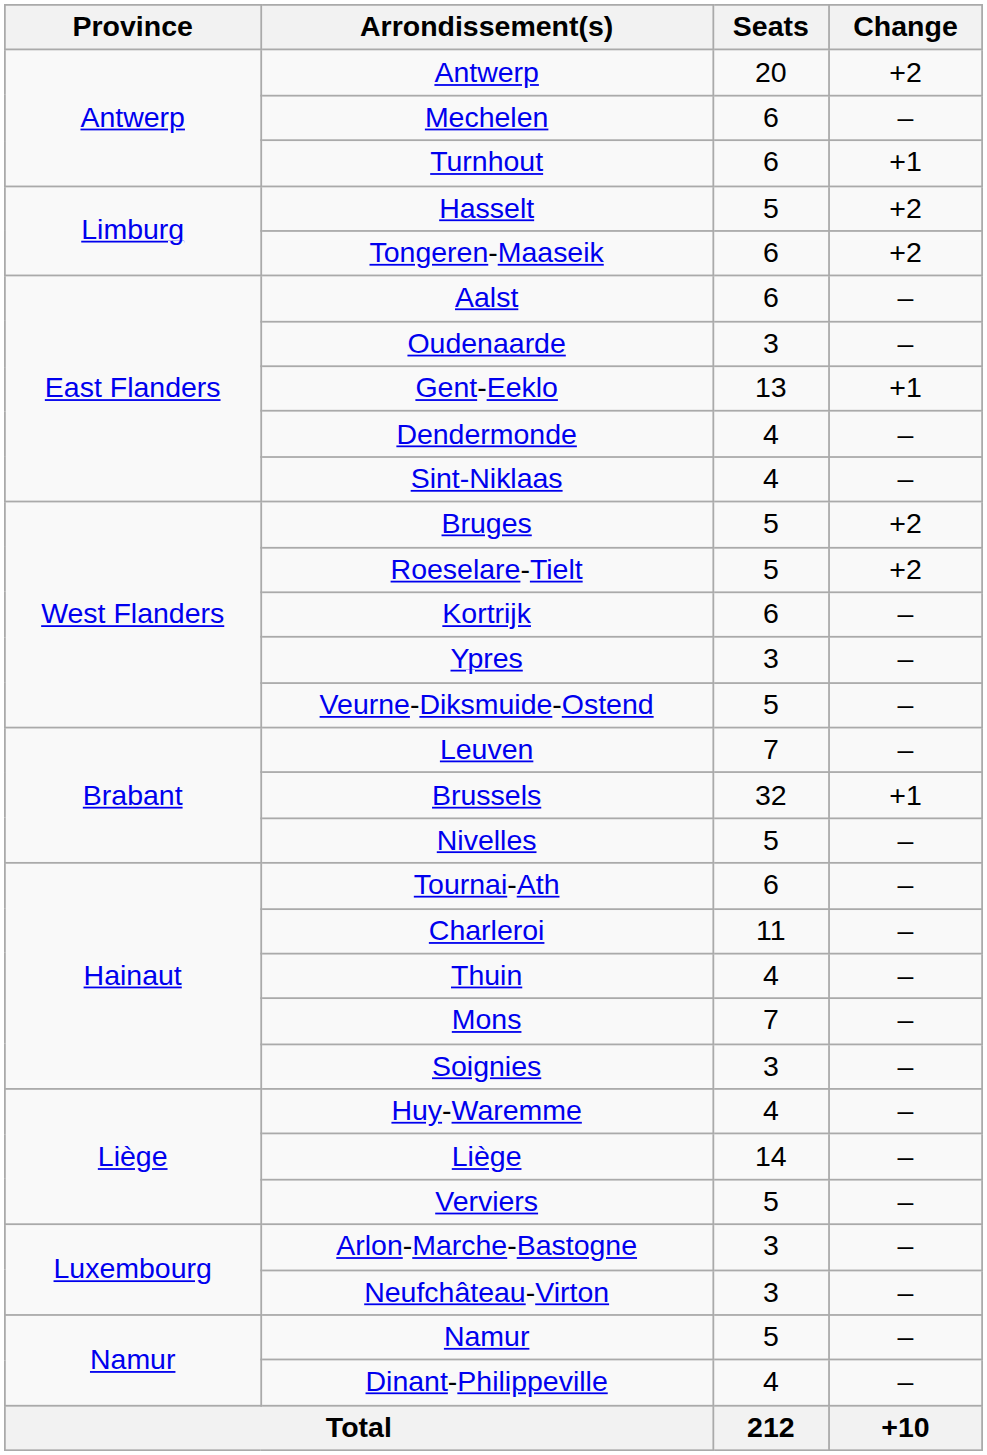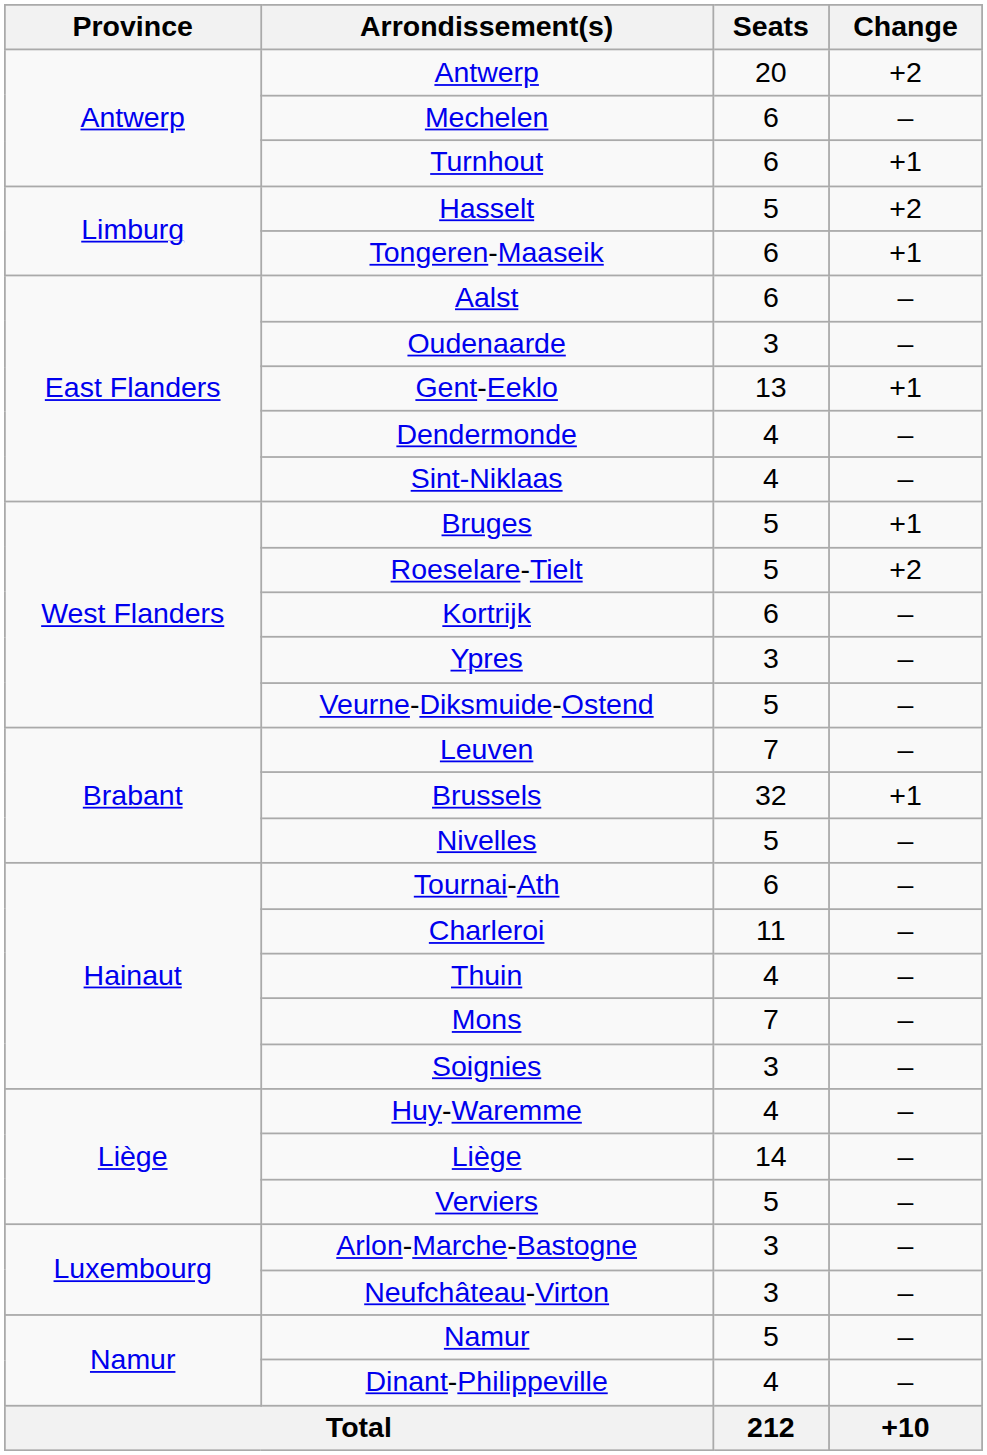(905, 252) +2 -> (905, 252) +1
(905, 523) +2 -> (905, 523) +1
